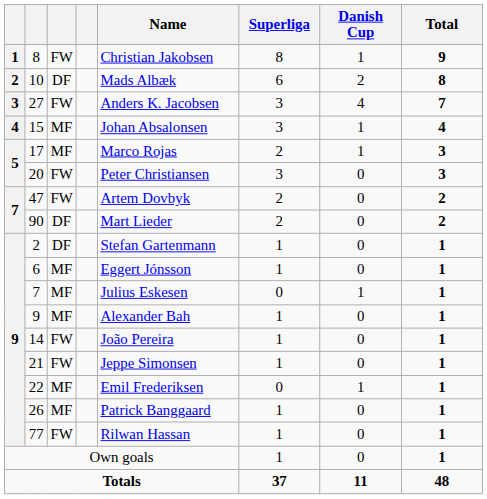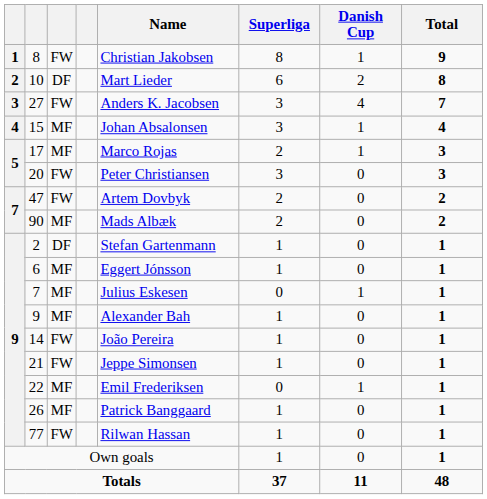(138, 80) Mads Albæk -> (136, 80) Mart Lieder
(62, 221) DF -> (62, 221) MF
(136, 221) Mart Lieder -> (138, 221) Mads Albæk
